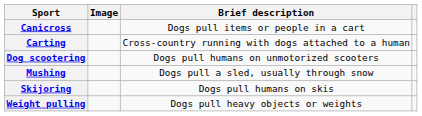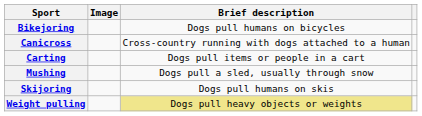+ row: (46, 27)
(266, 27) Dogs pull items or people in a cart -> (266, 42) Cross-country running with dogs attached to a human
(266, 42) Cross-country running with dogs attached to a human -> (266, 58) Dogs pull items or people in a cart
- row: (46, 58)
(266, 104) no background -> (266, 104) khaki background
